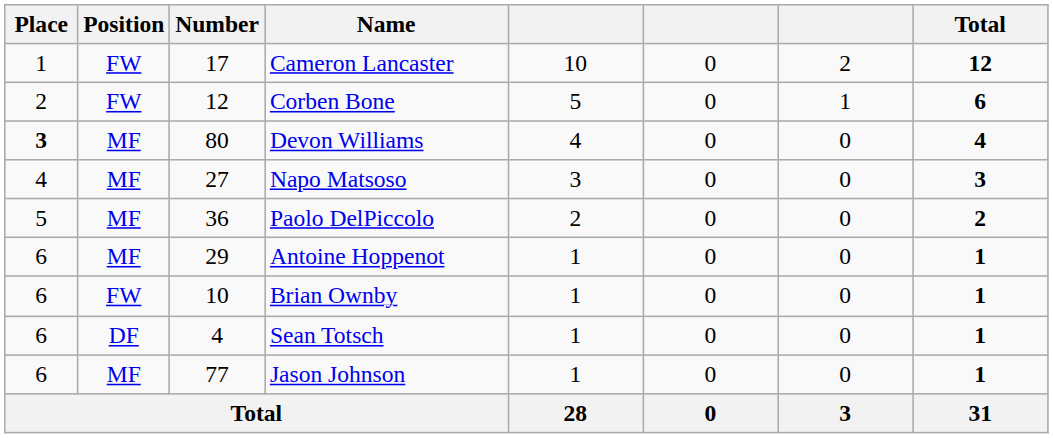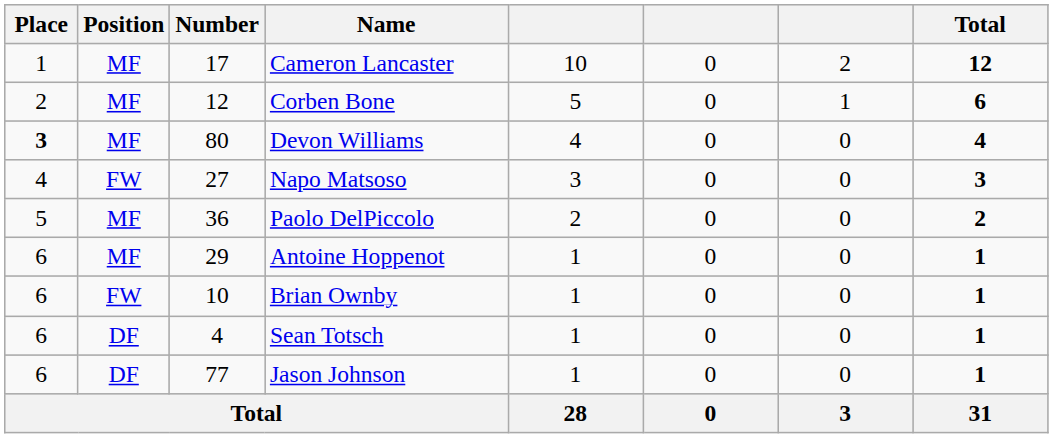(124, 62) FW -> (124, 62) MF
(124, 101) FW -> (124, 101) MF
(124, 179) MF -> (124, 179) FW
(124, 373) MF -> (124, 373) DF
